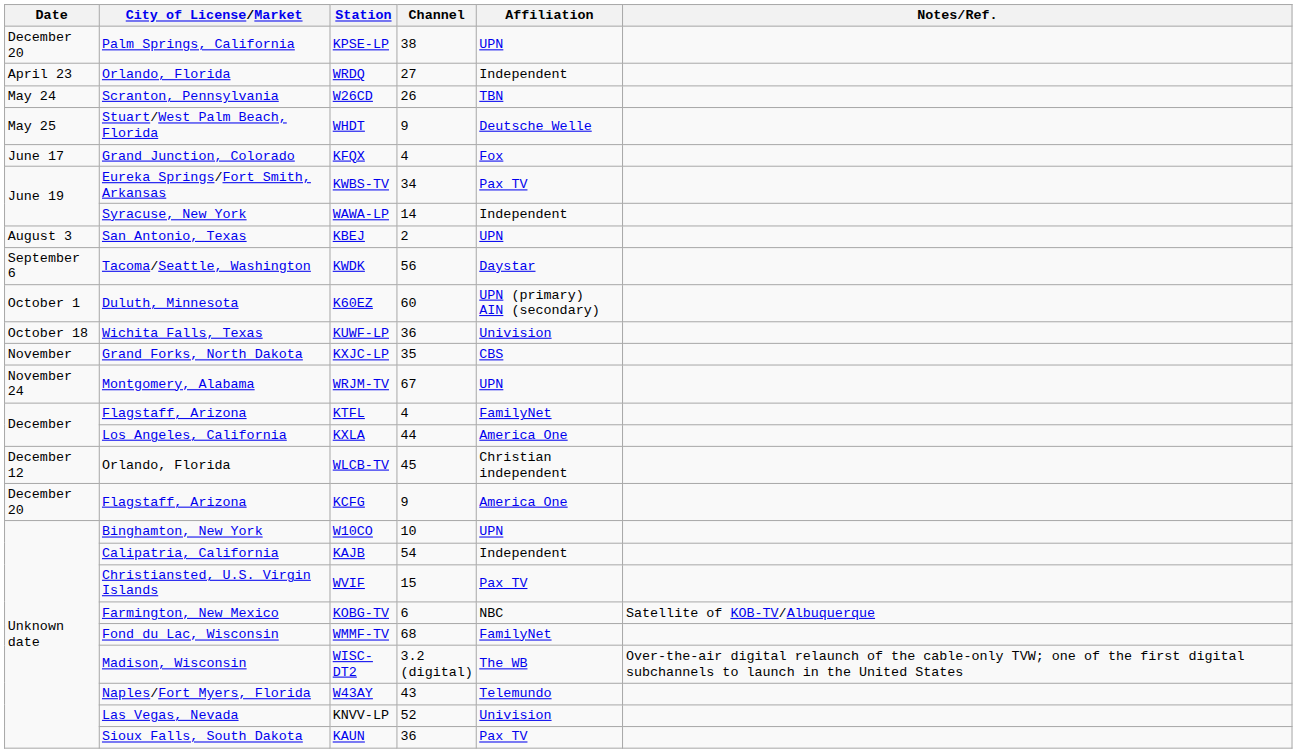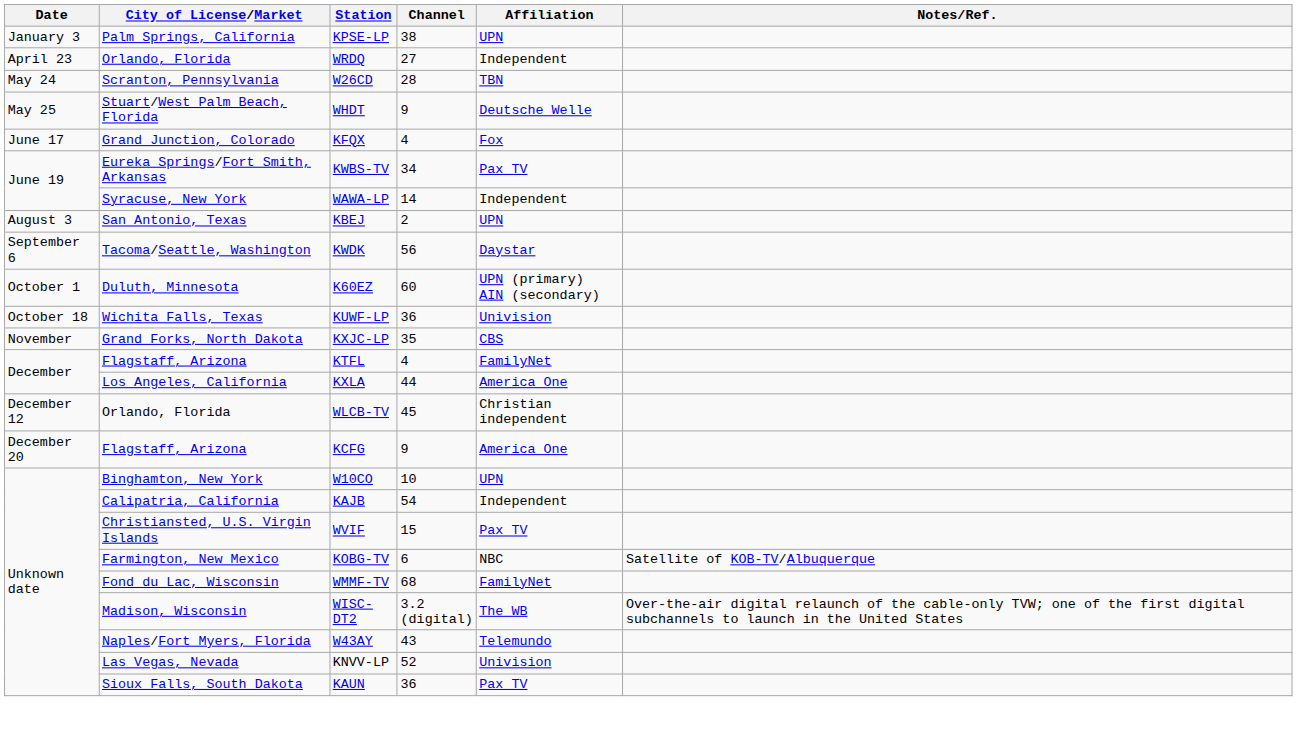(40, 45) December 20 -> (44, 37) January 3
(409, 96) 26 -> (409, 81) 28
- row: (361, 384)
